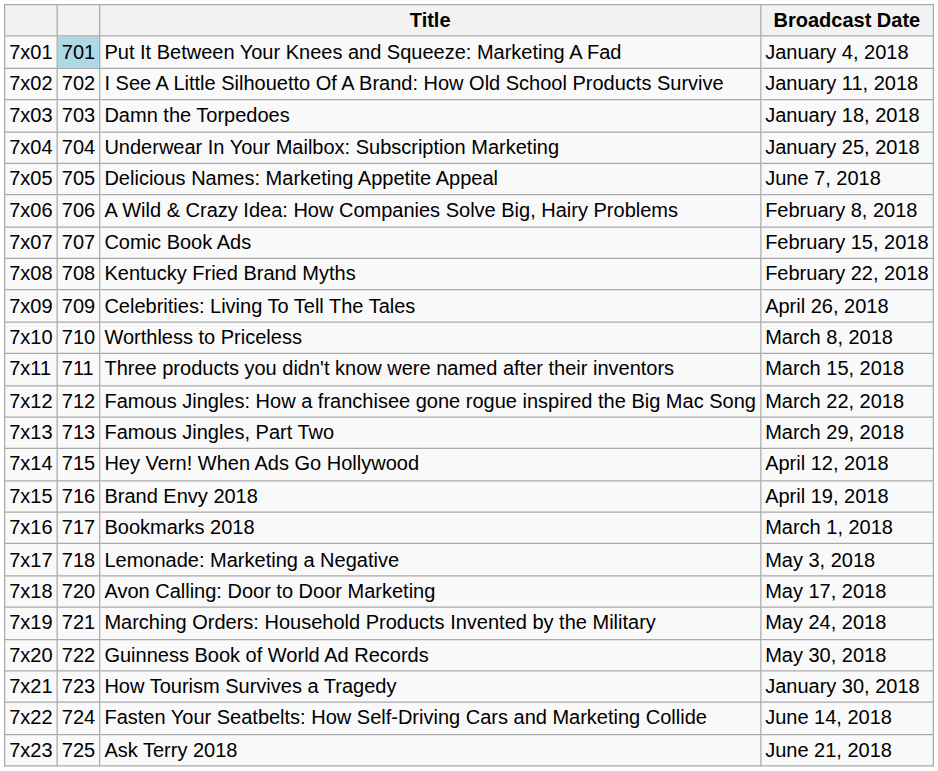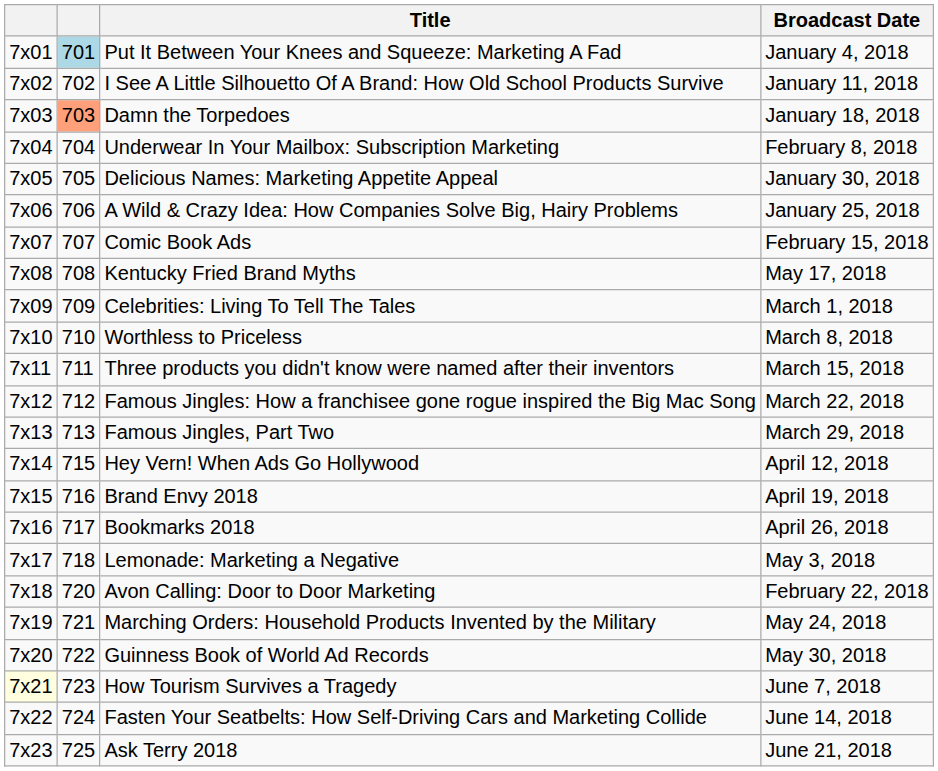(79, 115) no background -> (79, 115) lightsalmon background
(842, 147) January 25, 2018 -> (841, 147) February 8, 2018
(823, 178) June 7, 2018 -> (842, 178) January 30, 2018
(841, 210) February 8, 2018 -> (842, 210) January 25, 2018
(847, 274) February 22, 2018 -> (826, 274) May 17, 2018
(827, 305) April 26, 2018 -> (829, 305) March 1, 2018
(829, 527) March 1, 2018 -> (827, 527) April 26, 2018
(826, 591) May 17, 2018 -> (847, 591) February 22, 2018
(31, 686) no background -> (31, 686) lightyellow background
(842, 686) January 30, 2018 -> (823, 686) June 7, 2018
